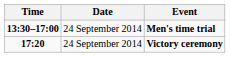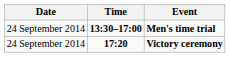columns swapped: (103, 12) <-> (33, 12)
